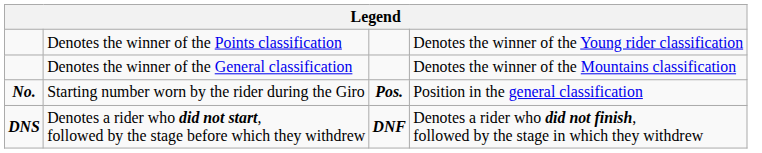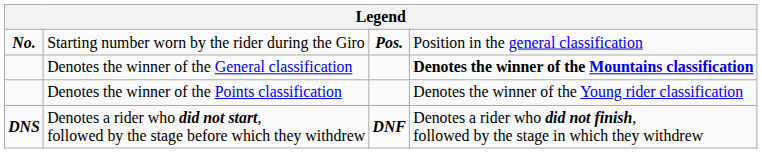rows swapped: (206, 92) <-> (195, 42)
(575, 67) normal -> (583, 67) bold
